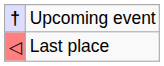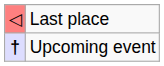rows swapped: (69, 46) <-> (93, 18)
